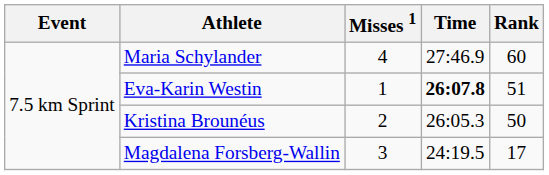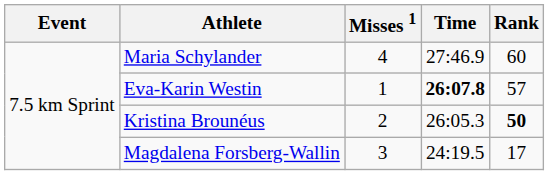(516, 89) 51 -> (516, 89) 57
(516, 121) normal -> (516, 121) bold
